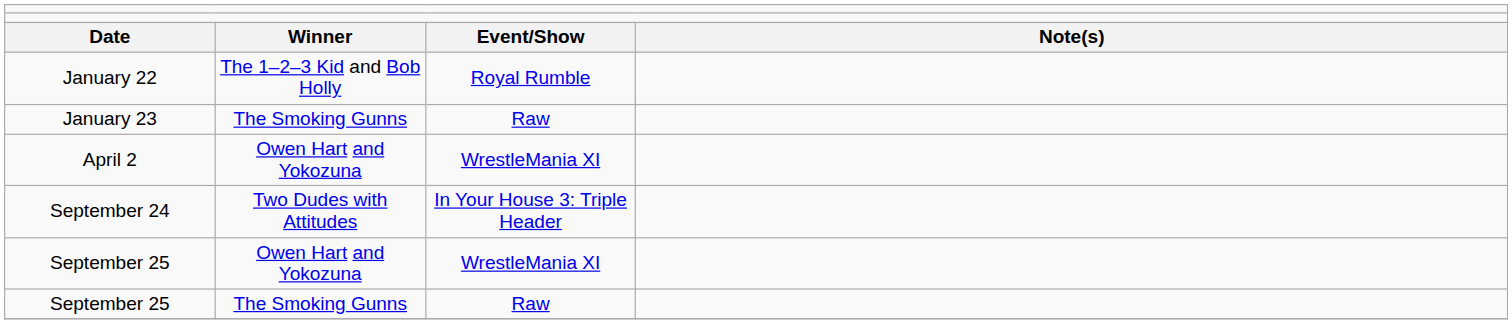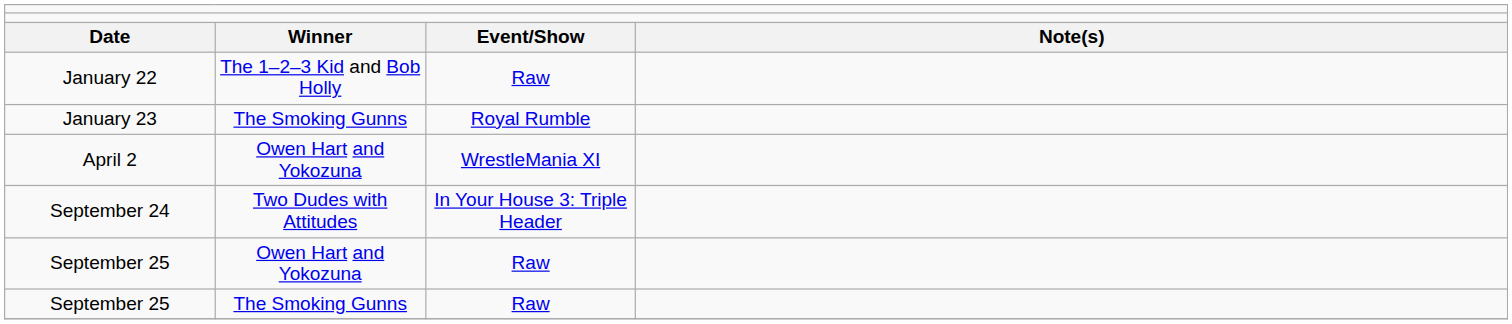(531, 78) Royal Rumble -> (531, 78) Raw
(531, 118) Raw -> (531, 118) Royal Rumble
(531, 263) WrestleMania XI -> (531, 263) Raw
